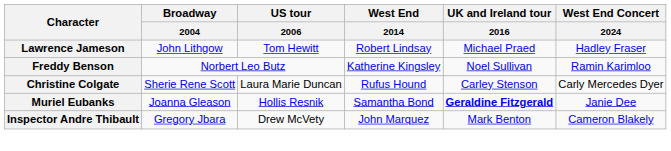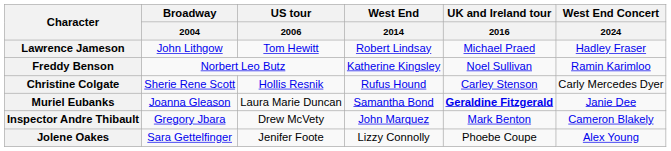(291, 84) Laura Marie Duncan -> (291, 84) Hollis Resnik
(291, 102) Hollis Resnik -> (291, 102) Laura Marie Duncan
+ row: (73, 137)
